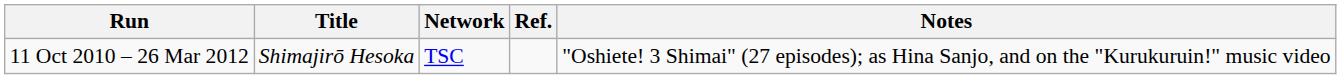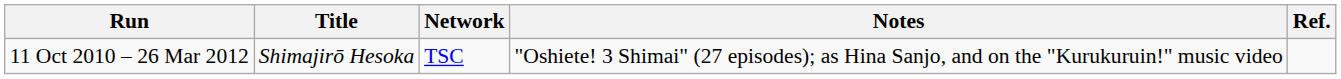columns swapped: (946, 21) <-> (533, 21)
